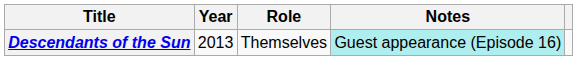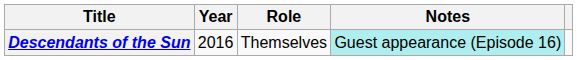(216, 42) 2013 -> (216, 42) 2016
